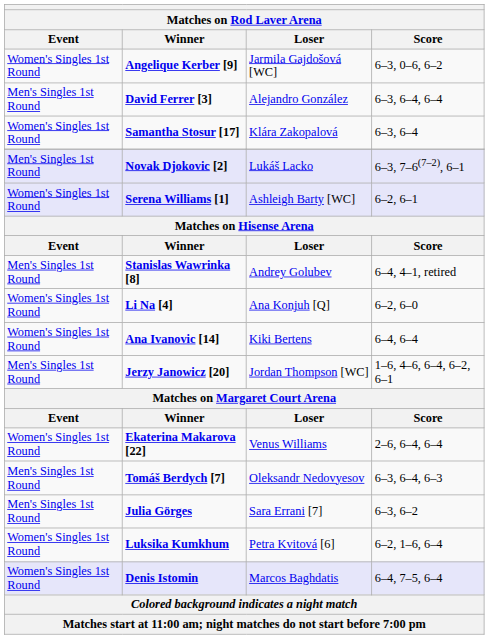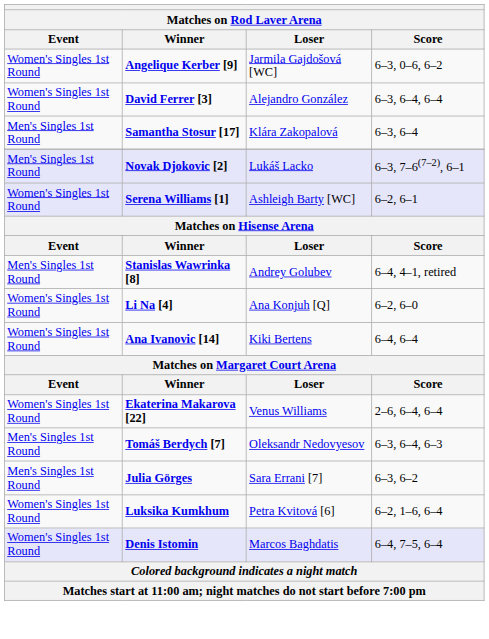(50, 99) Men's Singles 1st Round -> (58, 99) Women's Singles 1st Round
(58, 132) Women's Singles 1st Round -> (50, 132) Men's Singles 1st Round
- row: (177, 372)
